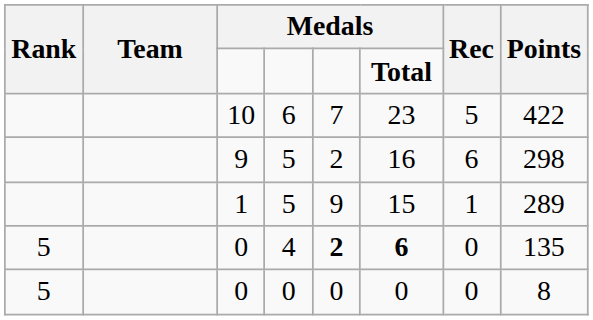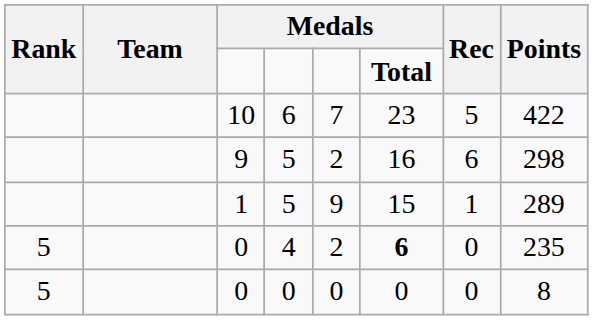(336, 247) bold -> (336, 247) normal
(544, 247) 135 -> (544, 247) 235
